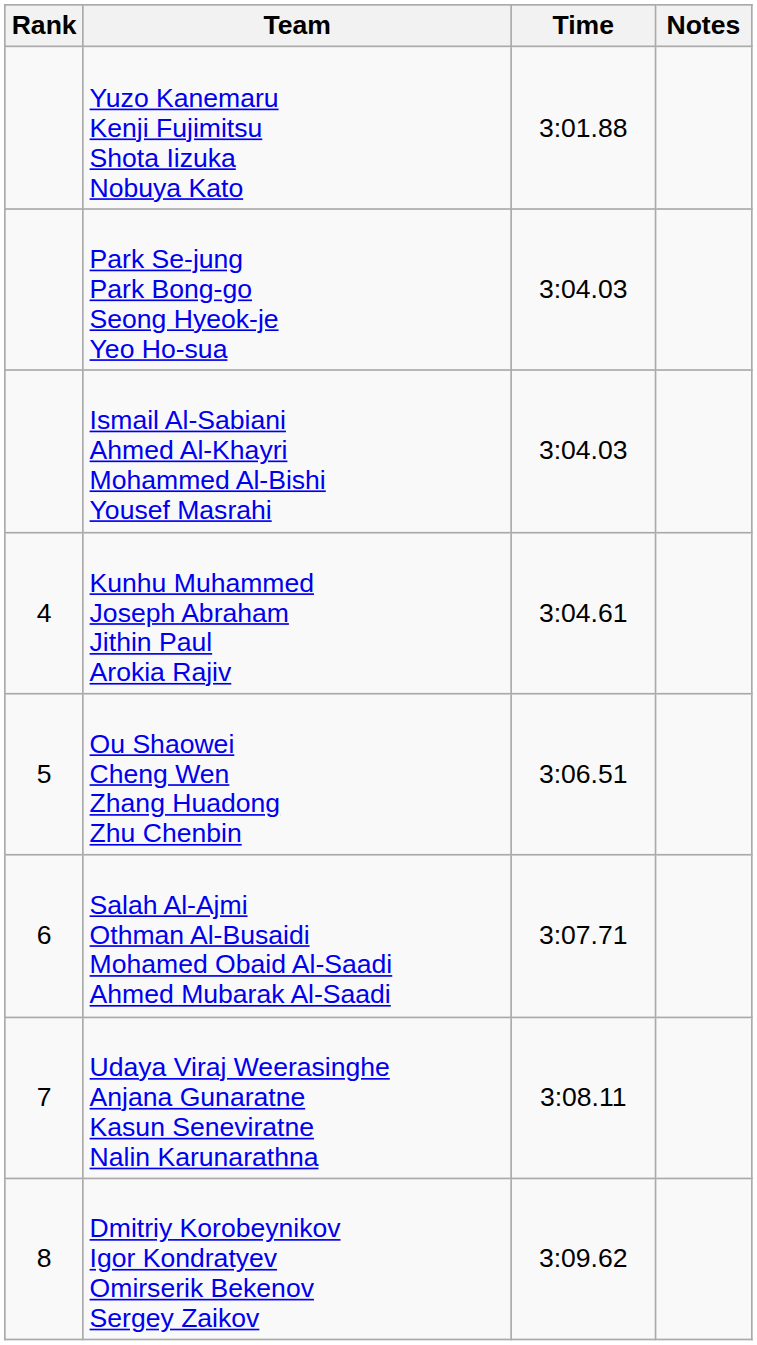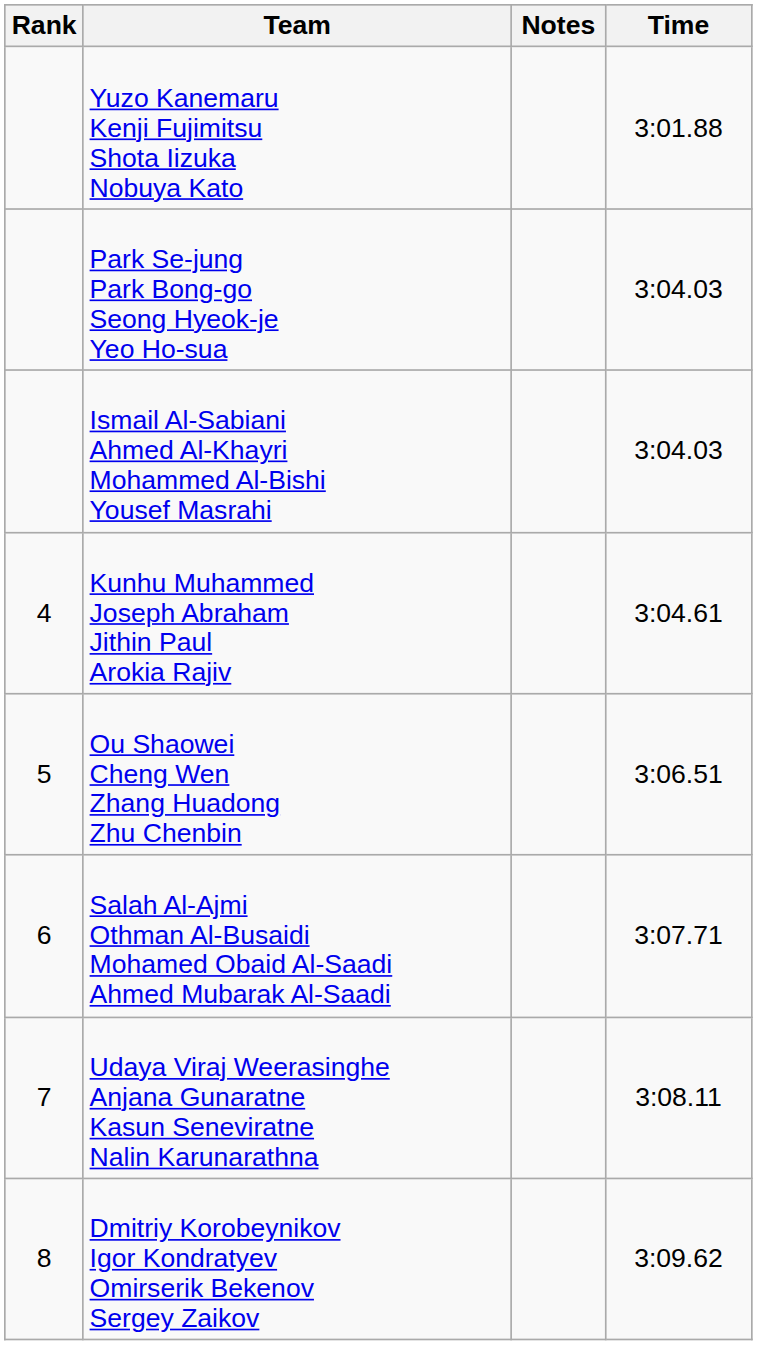columns swapped: (583, 25) <-> (703, 25)
